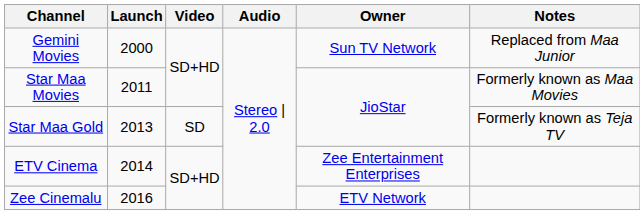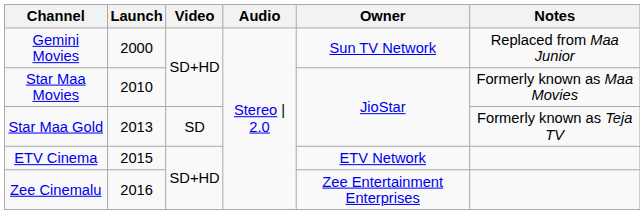(137, 87) 2011 -> (137, 87) 2010
(137, 166) 2014 -> (137, 158) 2015
(383, 166) Zee Entertainment Enterprises -> (383, 158) ETV Network
(383, 198) ETV Network -> (383, 190) Zee Entertainment Enterprises
